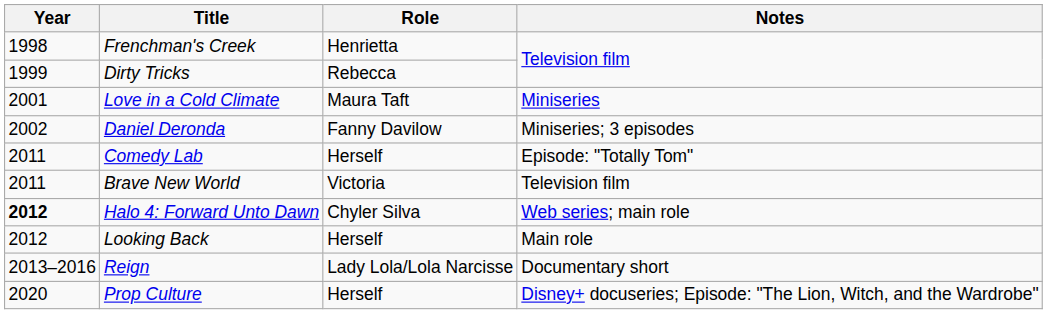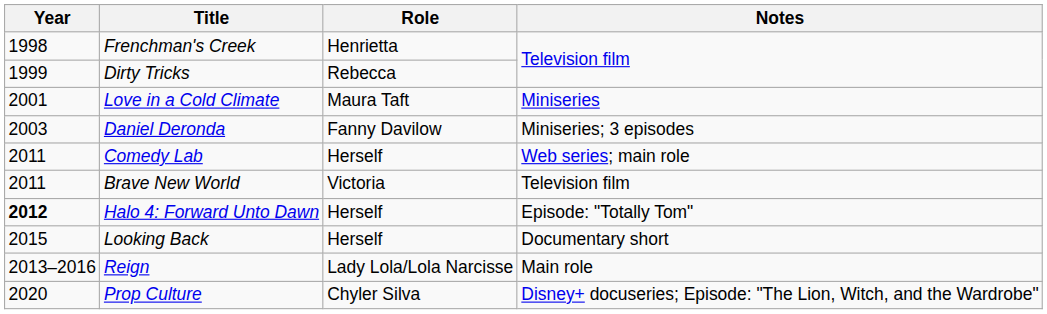(28, 128) 2002 -> (28, 128) 2003
(607, 156) Episode: "Totally Tom" -> (605, 156) Web series; main role
(374, 211) Chyler Silva -> (355, 211) Herself
(605, 211) Web series; main role -> (607, 211) Episode: "Totally Tom"
(28, 239) 2012 -> (28, 239) 2015
(557, 239) Main role -> (595, 239) Documentary short
(595, 267) Documentary short -> (557, 267) Main role
(355, 294) Herself -> (374, 294) Chyler Silva
